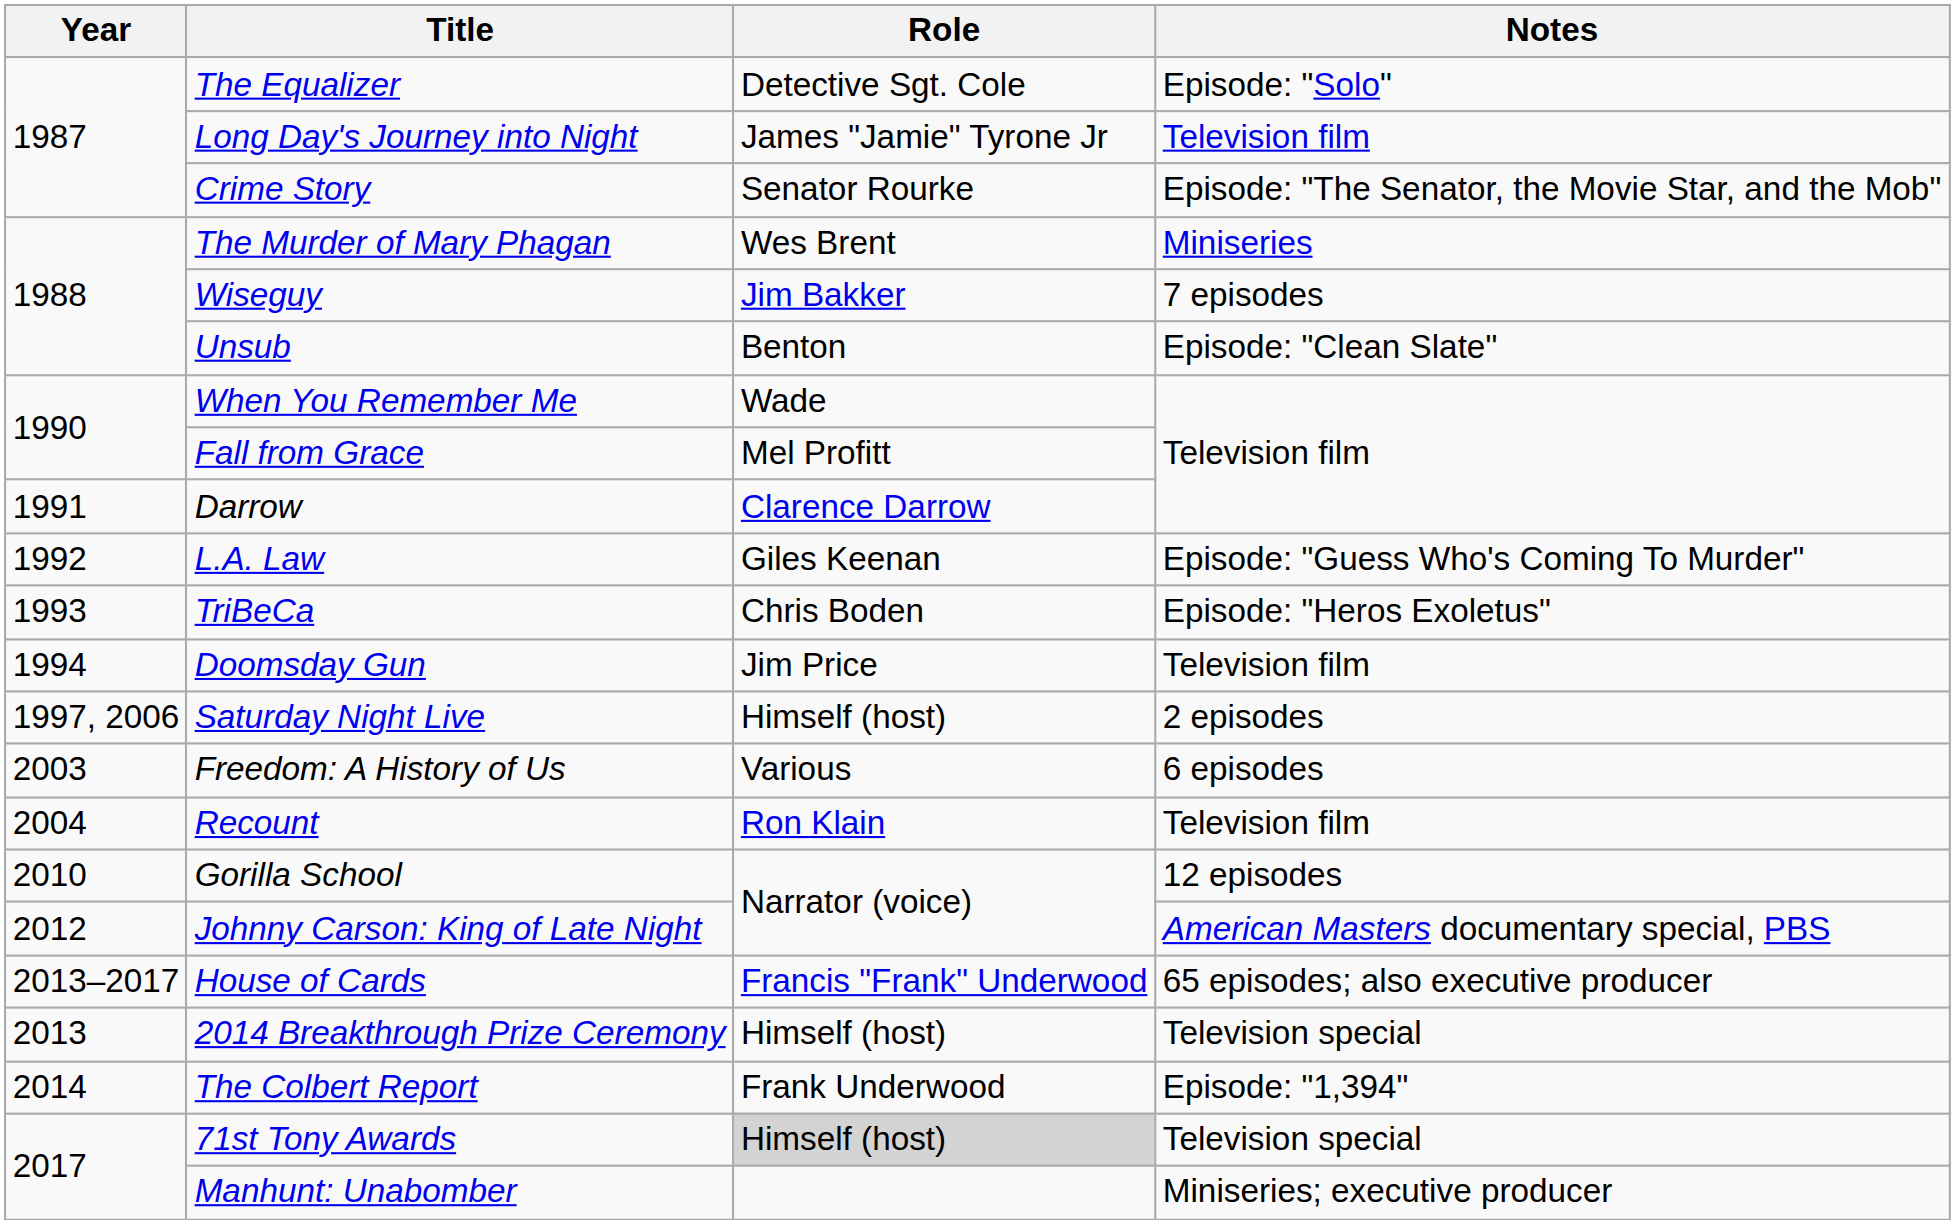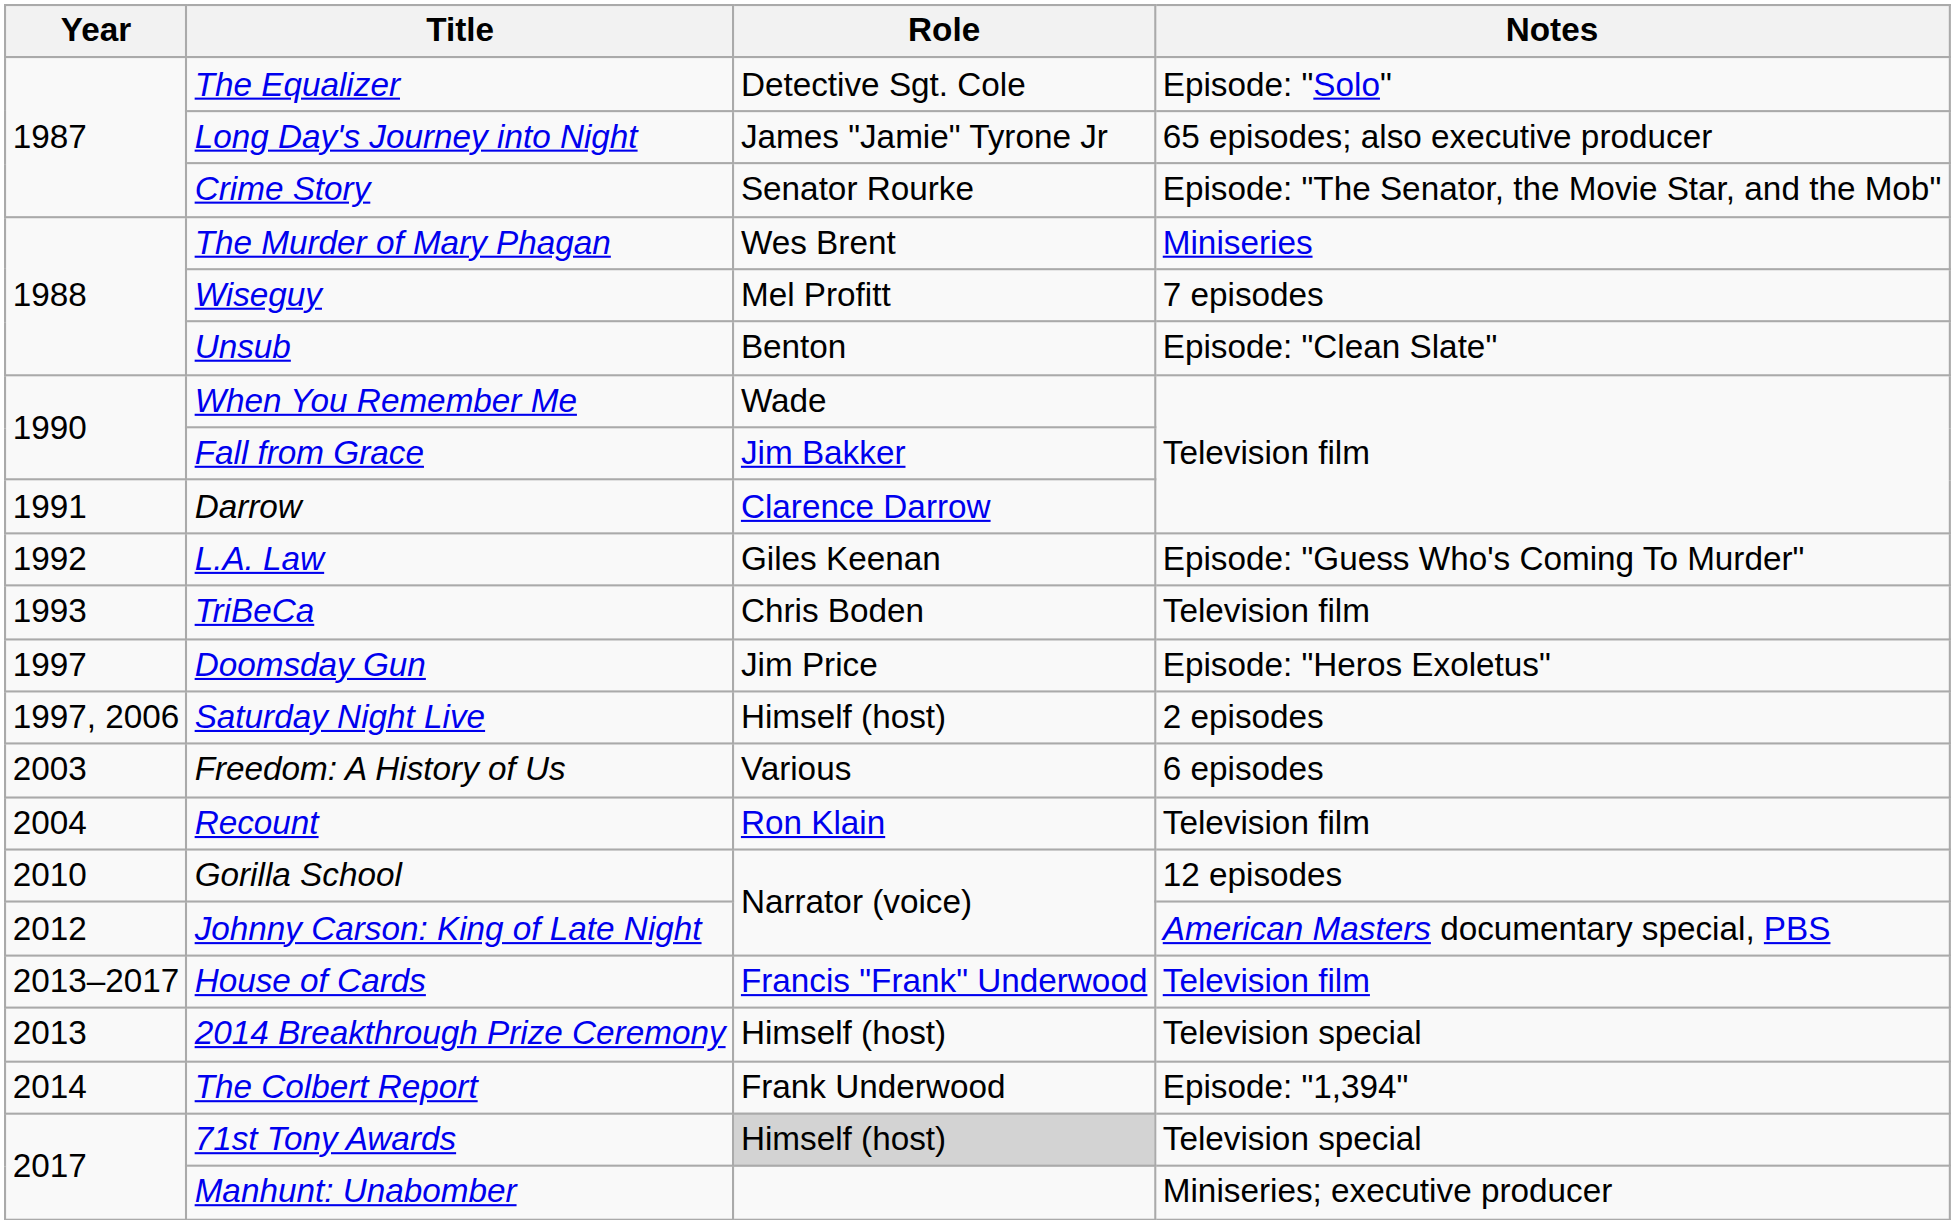(1266, 136) Television film -> (1437, 136) 65 episodes; also executive producer
(823, 294) Jim Bakker -> (816, 294) Mel Profitt
(816, 453) Mel Profitt -> (823, 453) Jim Bakker
(1357, 611) Episode: "Heros Exoletus" -> (1266, 611) Television film
(50, 664) 1994 -> (50, 664) 1997
(1266, 664) Television film -> (1357, 664) Episode: "Heros Exoletus"
(1437, 980) 65 episodes; also executive producer -> (1266, 980) Television film
